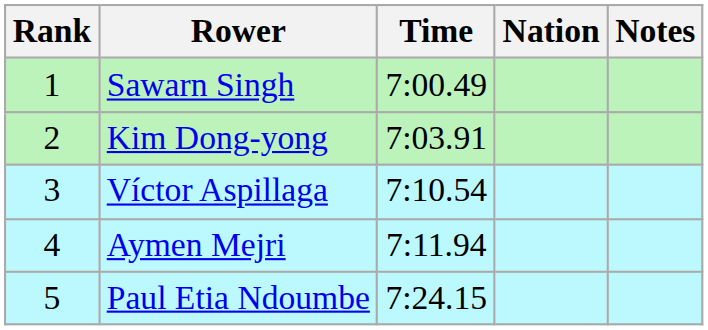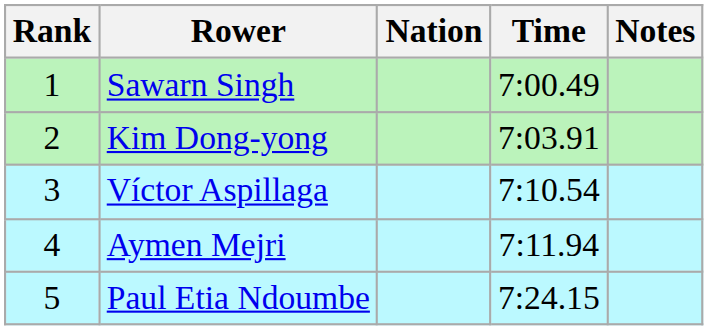columns swapped: (551, 31) <-> (436, 31)
